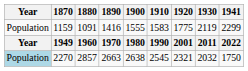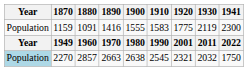(231, 27) 2299 -> (231, 27) 2300
